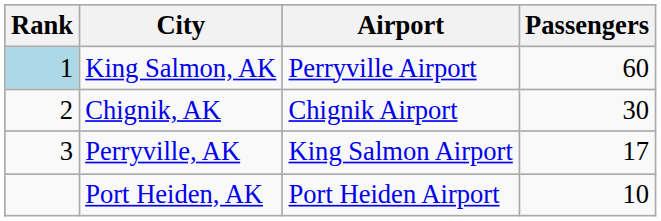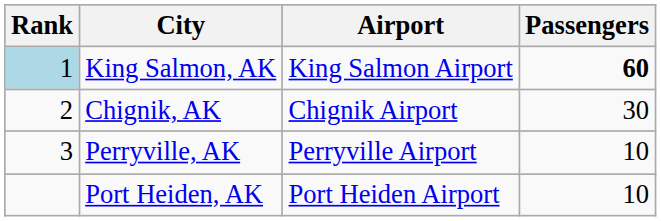(383, 67) Perryville Airport -> (401, 67) King Salmon Airport
(636, 67) normal -> (636, 67) bold
(401, 151) King Salmon Airport -> (383, 151) Perryville Airport
(636, 151) 17 -> (636, 151) 10
